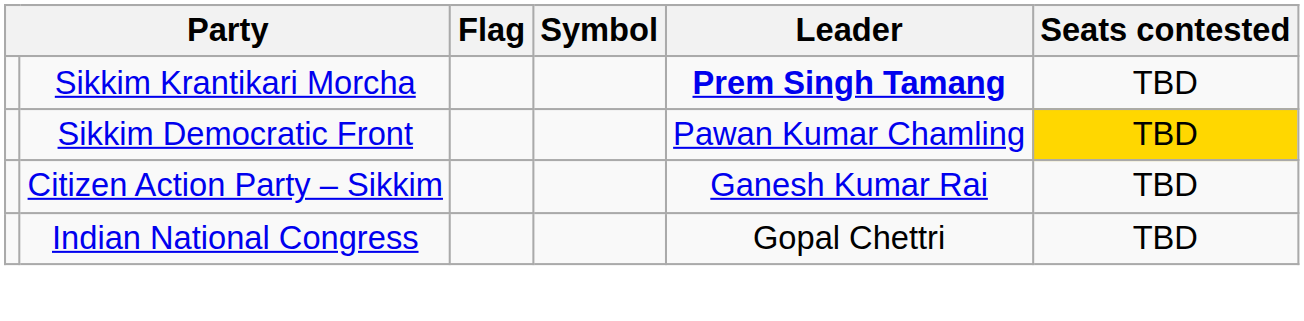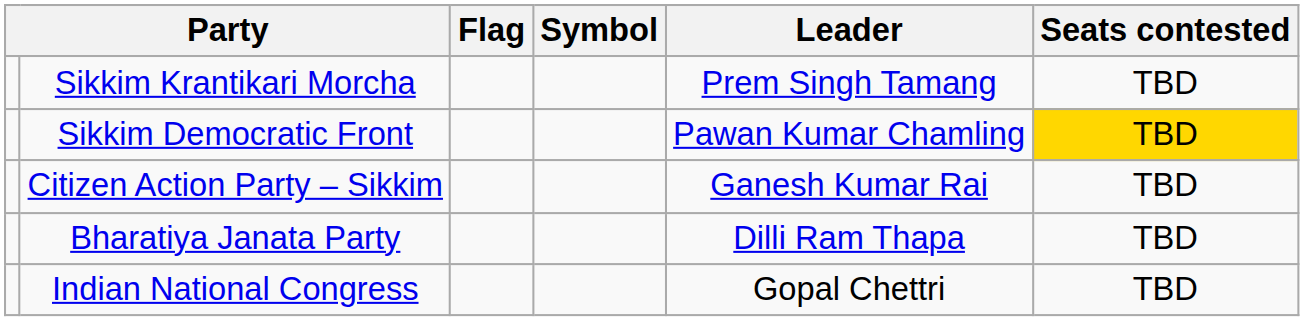(849, 82) bold -> (849, 82) normal
+ row: (235, 237)
